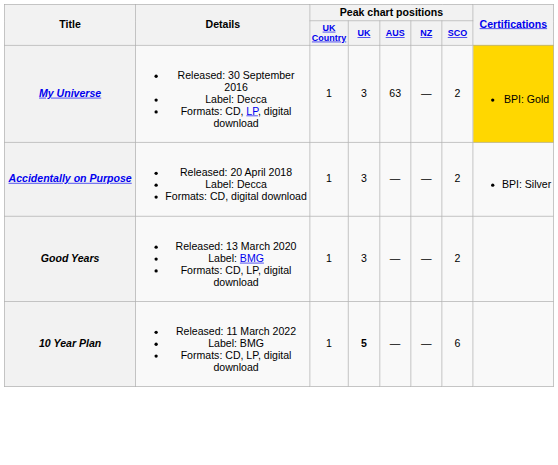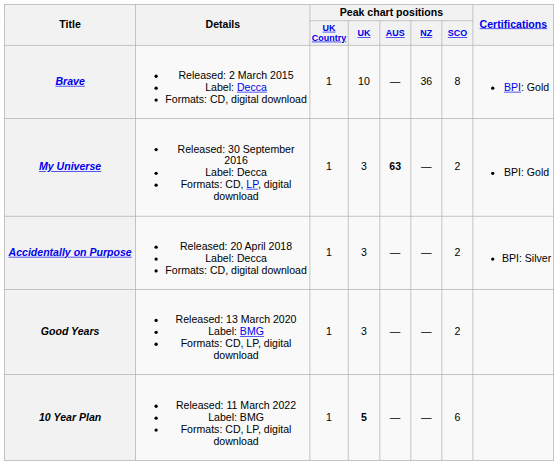+ row: (70, 82)
(395, 93) normal -> (395, 167) bold
(513, 100) gold background -> (513, 173) no background
